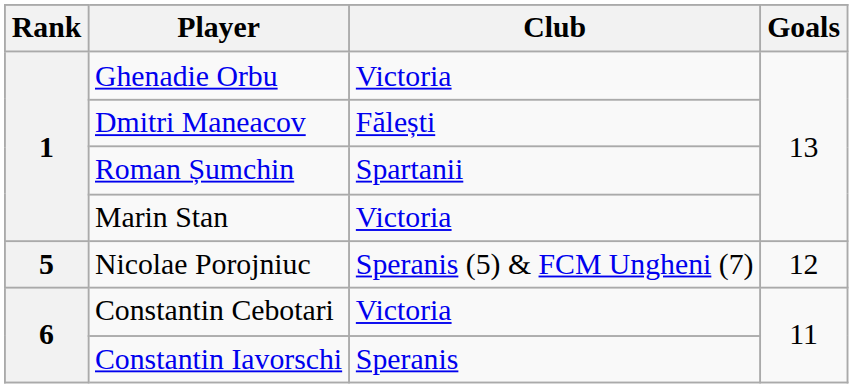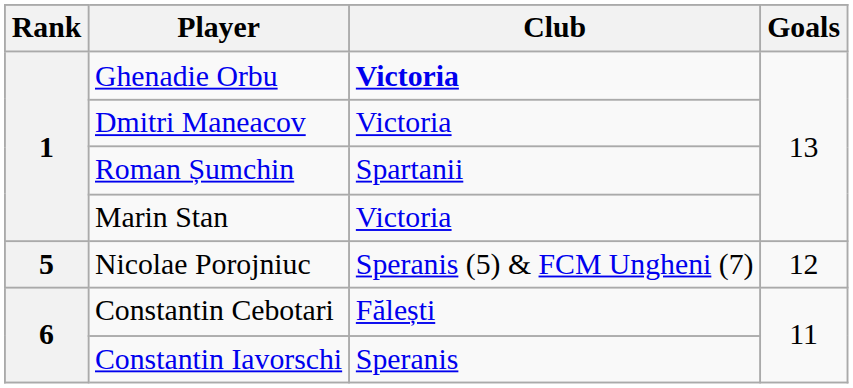(404, 75) normal -> (407, 75) bold
(396, 122) Fălești -> (404, 122) Victoria
(404, 311) Victoria -> (396, 311) Fălești
